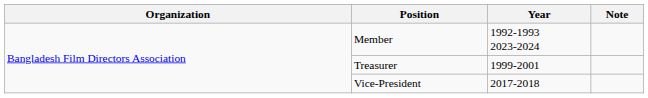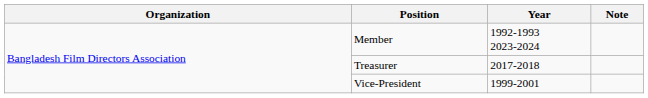(515, 65) 1999-2001 -> (515, 65) 2017-2018
(515, 83) 2017-2018 -> (515, 83) 1999-2001
